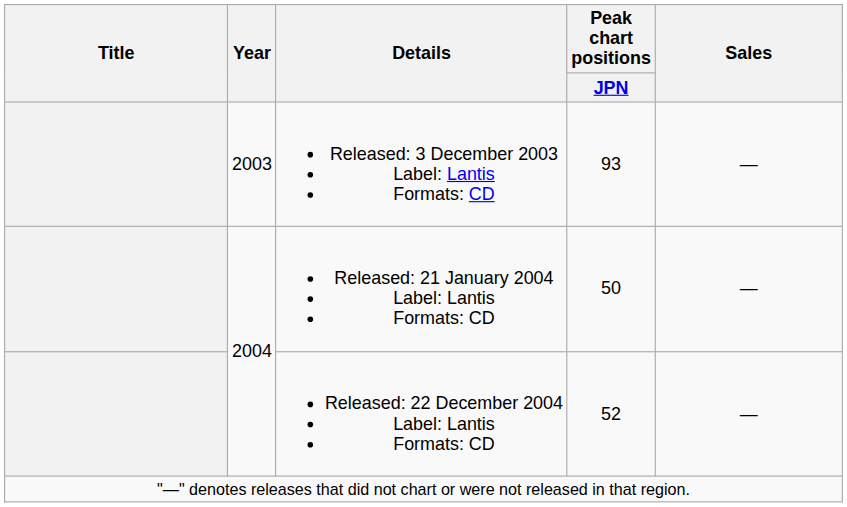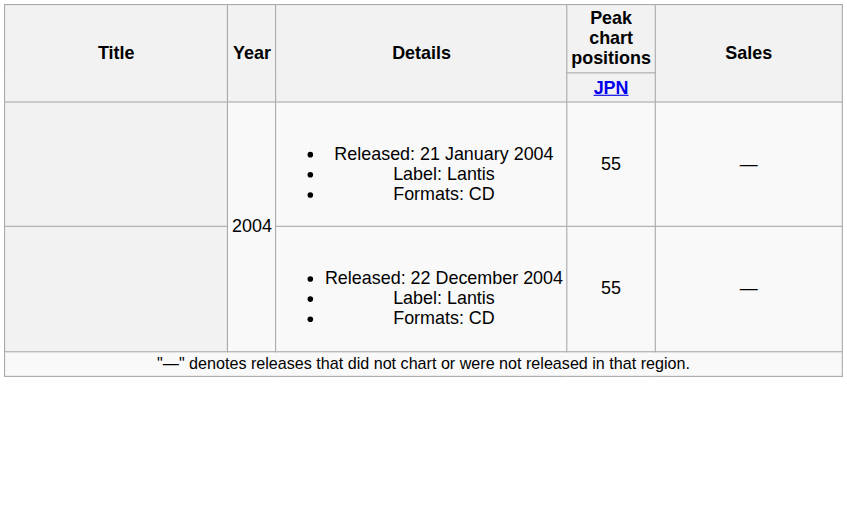- row: (422, 174)
(611, 288) 50 -> (611, 164) 55
(611, 413) 52 -> (611, 288) 55
